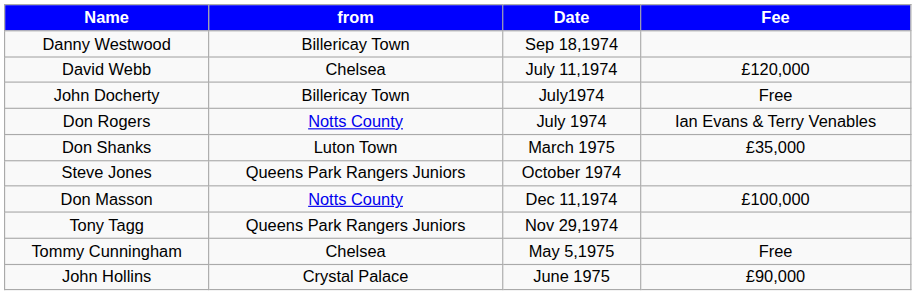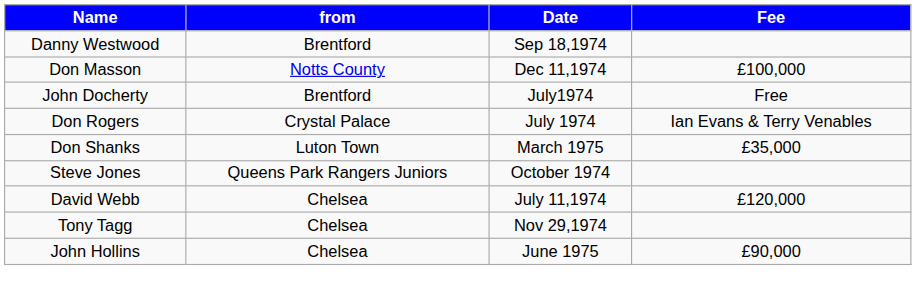(356, 44) Billericay Town -> (337, 44) Brentford
rows swapped: (107, 70) <-> (107, 199)
(356, 96) Billericay Town -> (337, 96) Brentford
(356, 122) Notts County -> (337, 122) Crystal Palace
(356, 225) Queens Park Rangers Juniors -> (337, 225) Chelsea
- row: (107, 251)
(356, 277) Crystal Palace -> (337, 251) Chelsea
